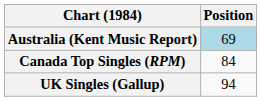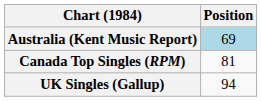(228, 61) 84 -> (228, 61) 81
